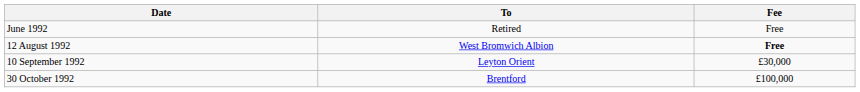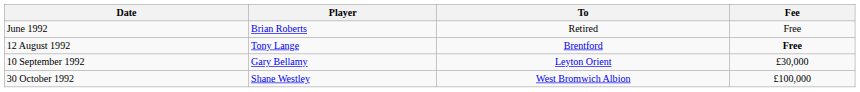+ column: (343, 12)
(506, 46) West Bromwich Albion -> (583, 46) Brentford
(506, 79) Brentford -> (583, 79) West Bromwich Albion
